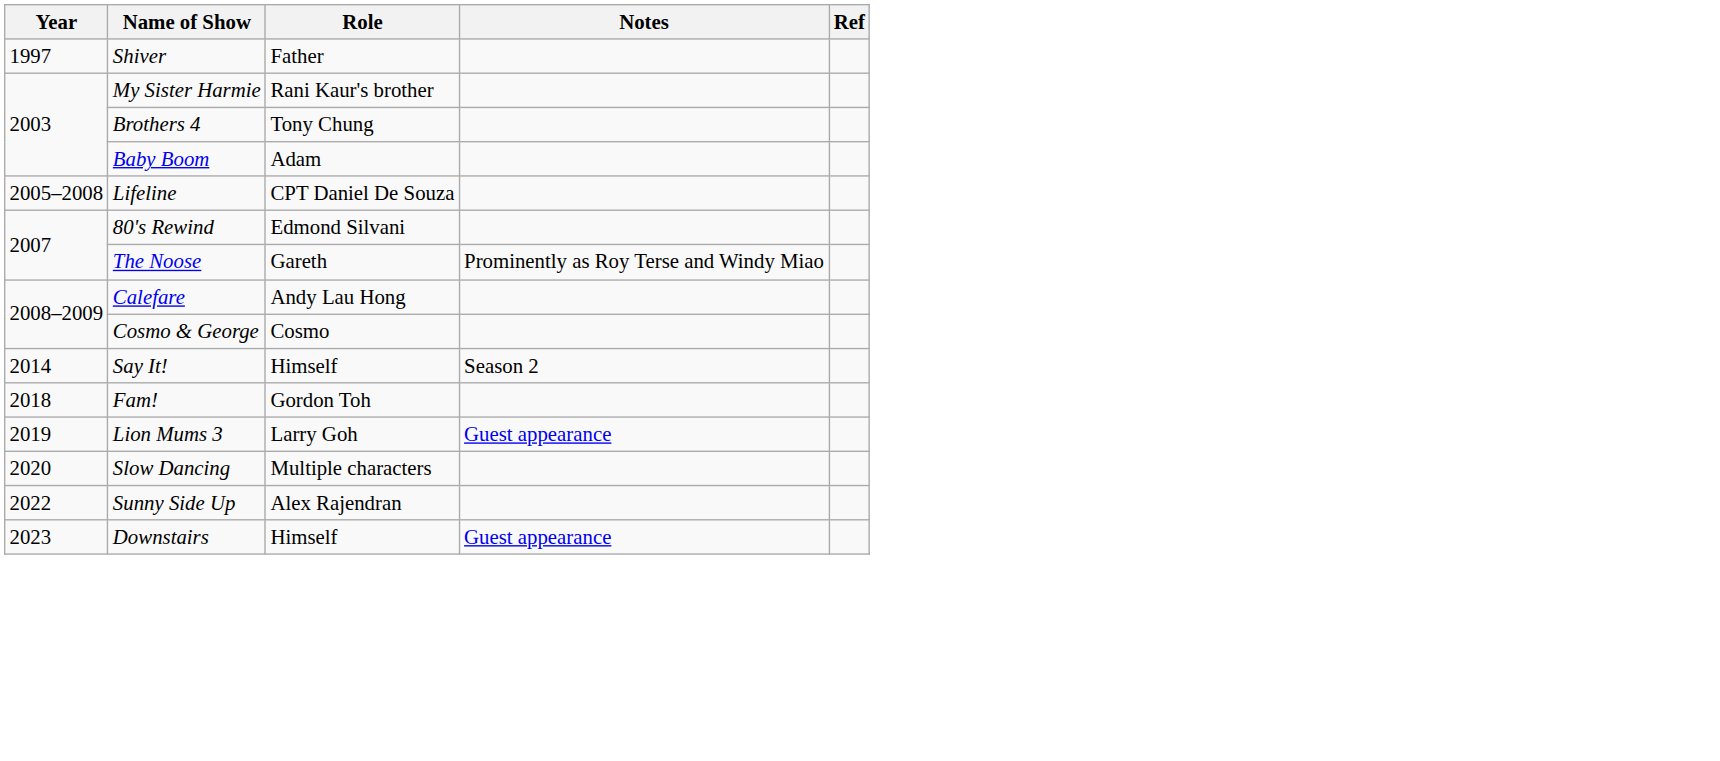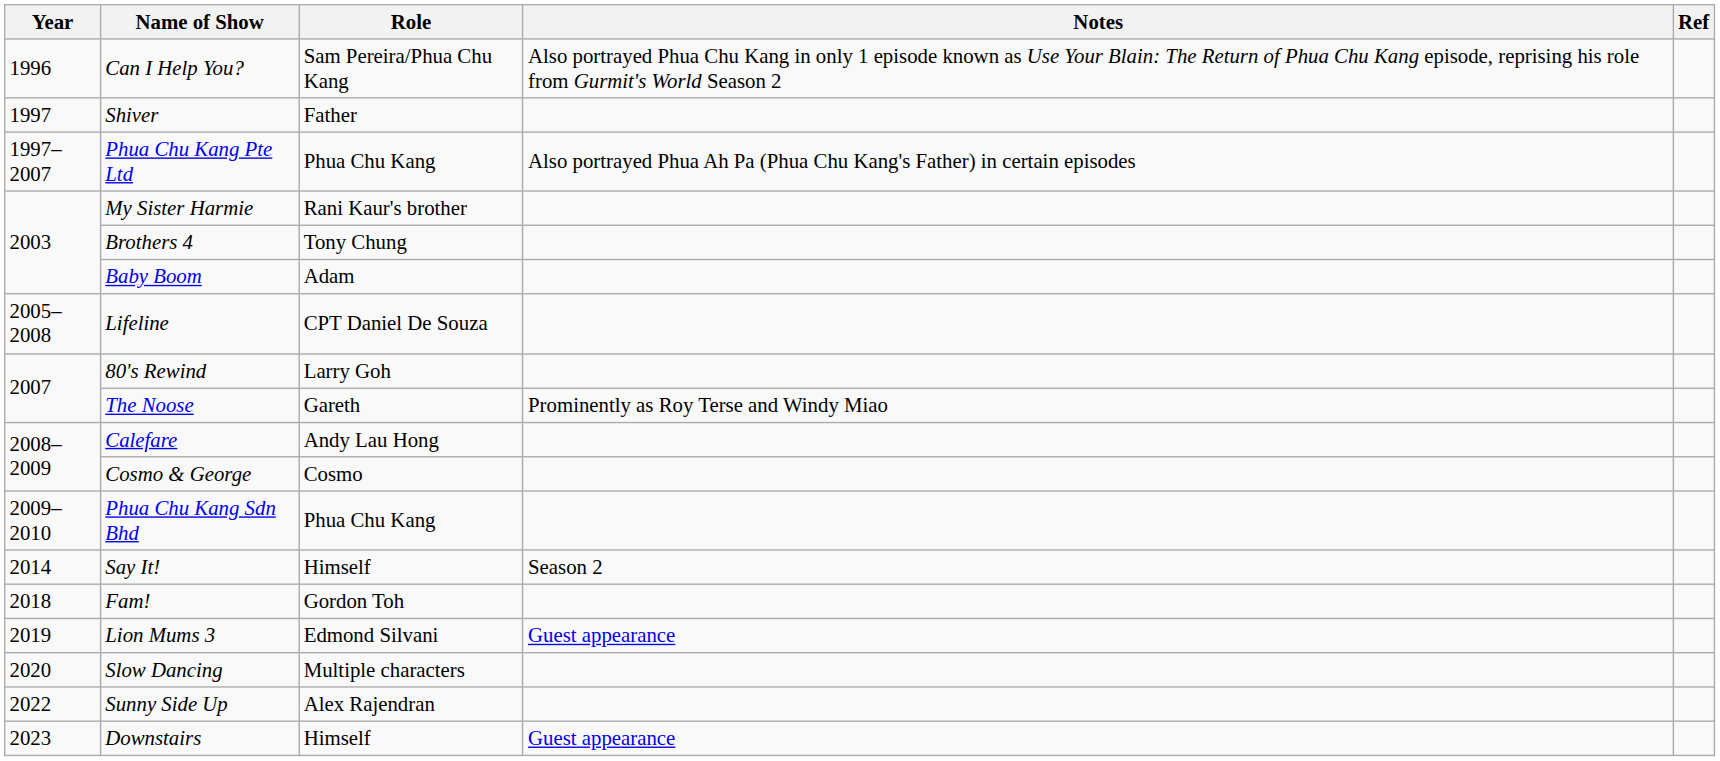+ row: (175, 68)
+ row: (189, 161)
(338, 227) Edmond Silvani -> (347, 370) Larry Goh
+ row: (191, 520)
(314, 433) Larry Goh -> (371, 635) Edmond Silvani
